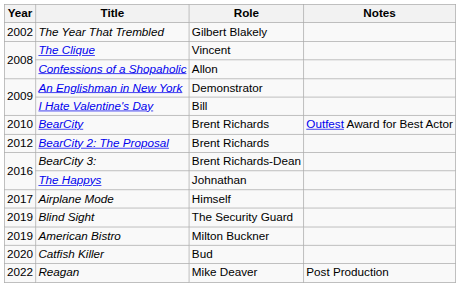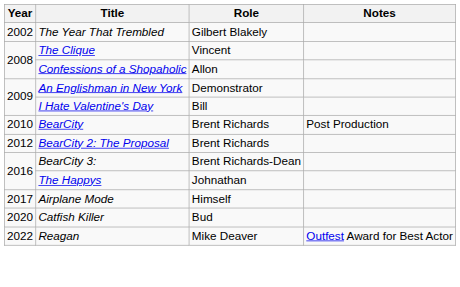(380, 124) Outfest Award for Best Actor -> (348, 124) Post Production
- row: (66, 217)
- row: (80, 236)
(348, 273) Post Production -> (380, 236) Outfest Award for Best Actor
